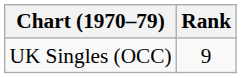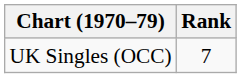(206, 55) 9 -> (206, 55) 7
